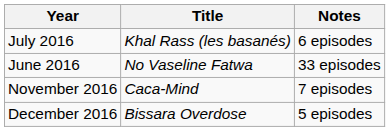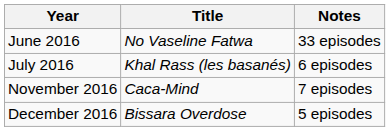rows swapped: (44, 65) <-> (41, 41)
